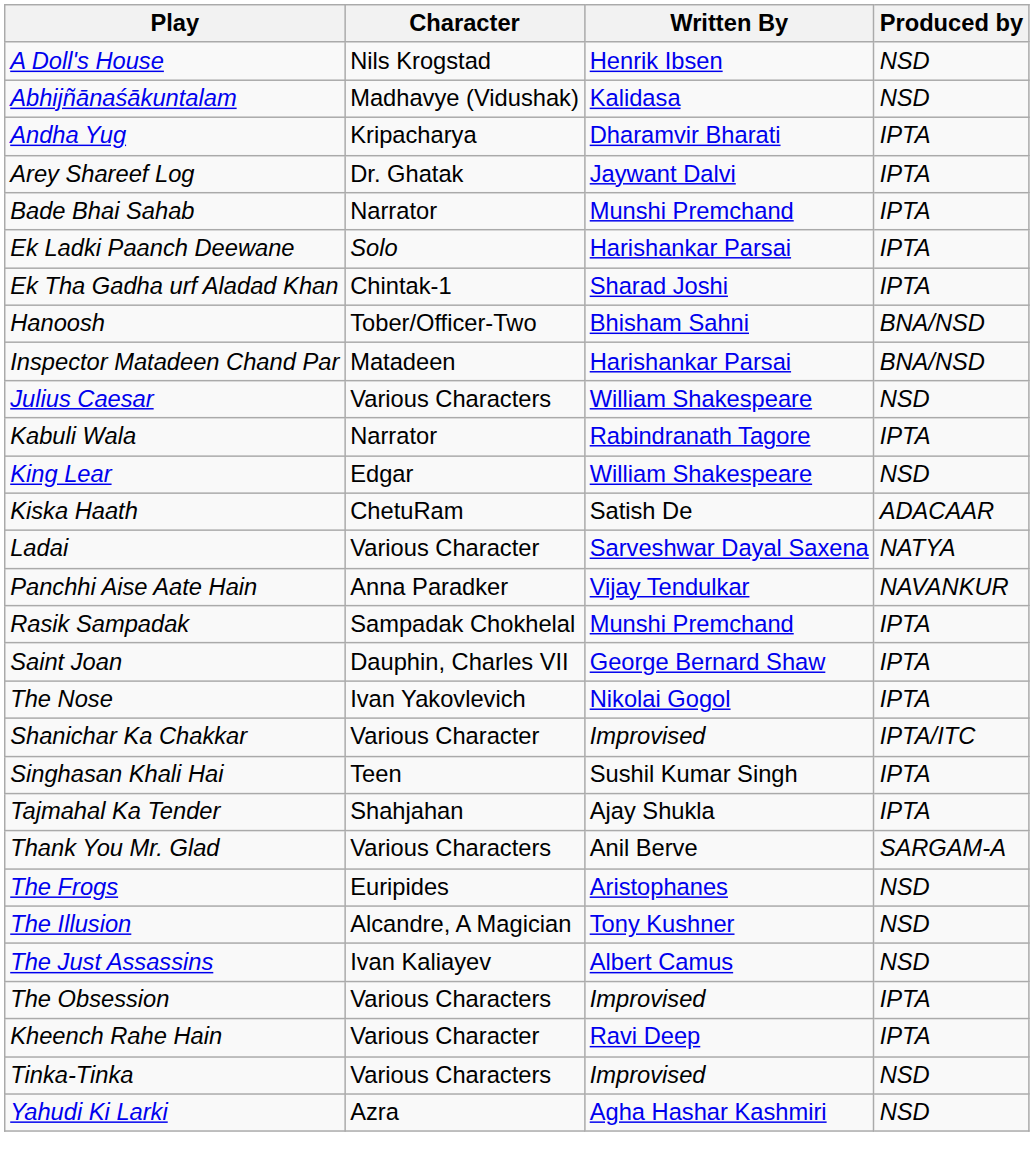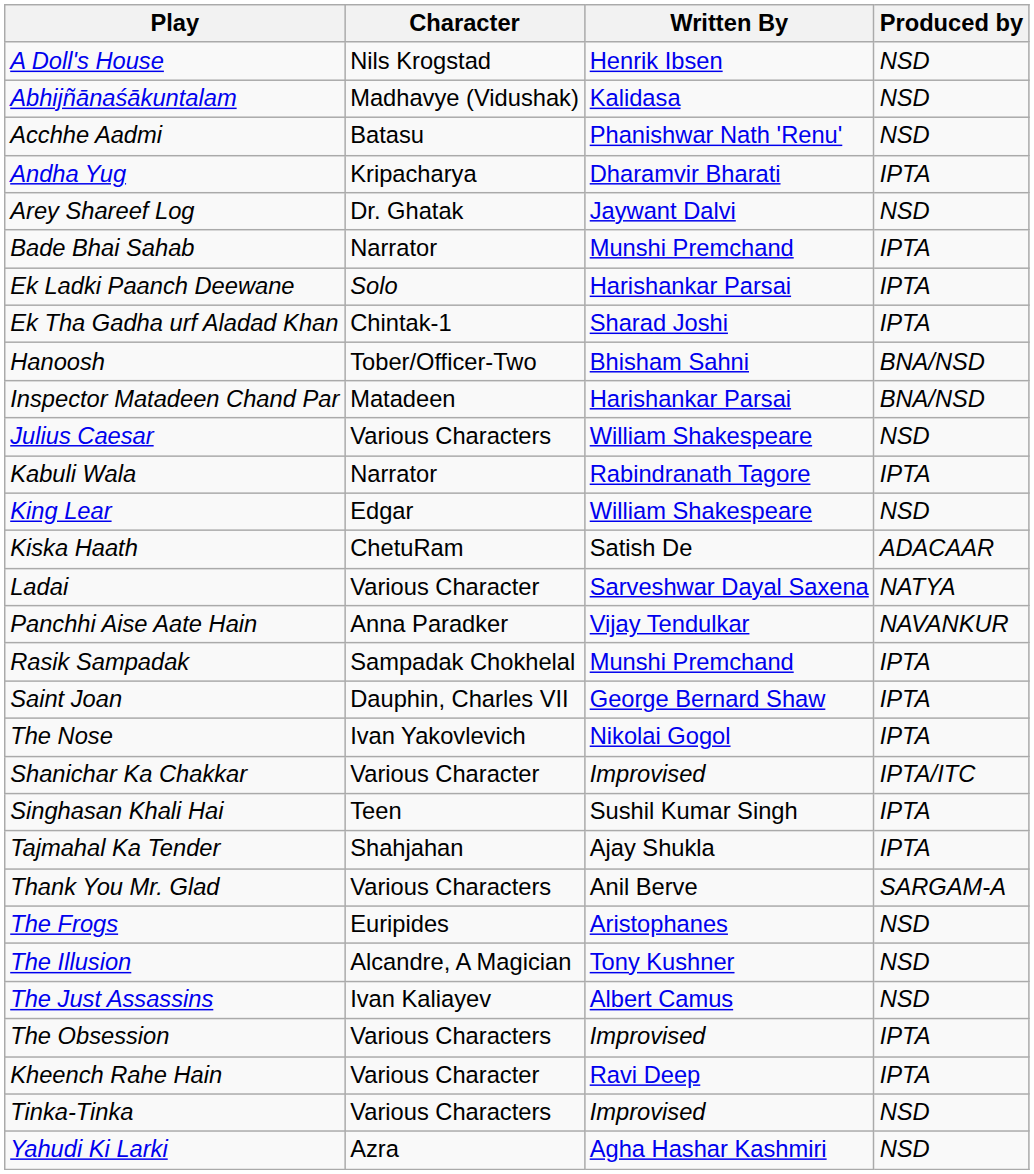+ row: (86, 135)
(905, 173) IPTA -> (905, 211) NSD
